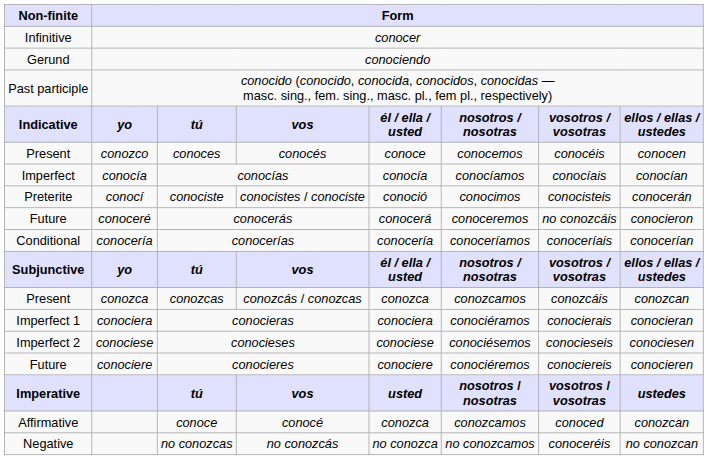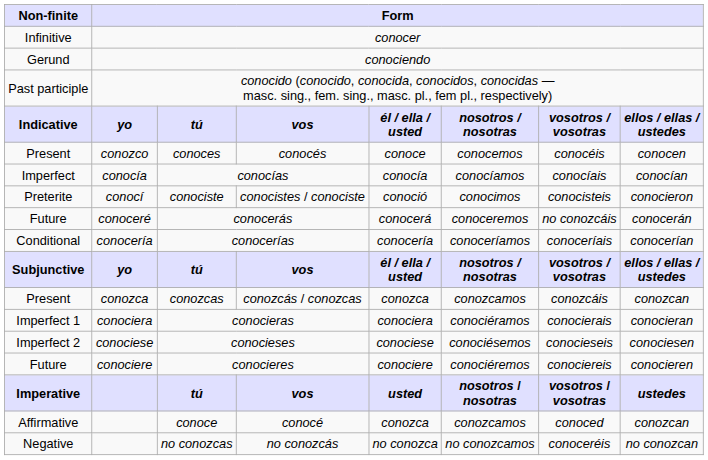(662, 197) conocerán -> (662, 197) conocieron
(662, 219) conocieron -> (662, 219) conocerán
